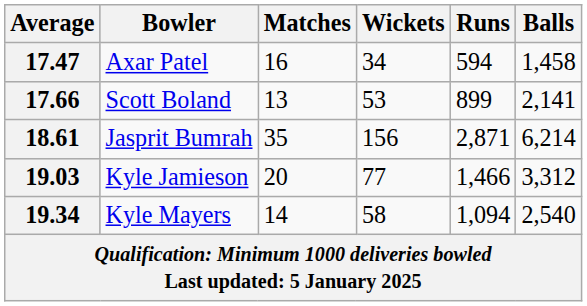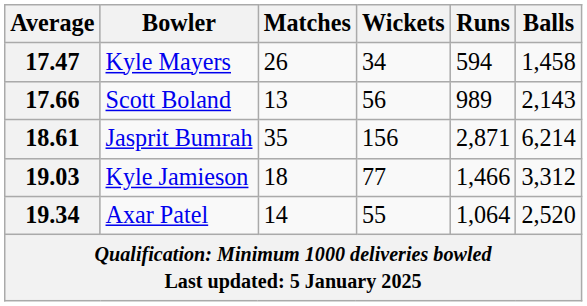(157, 61) Axar Patel -> (168, 61) Kyle Mayers
(276, 61) 16 -> (276, 61) 26
(374, 100) 53 -> (374, 100) 56
(474, 100) 899 -> (474, 100) 989
(549, 100) 2,141 -> (549, 100) 2,143
(276, 176) 20 -> (276, 176) 18
(168, 215) Kyle Mayers -> (157, 215) Axar Patel
(374, 215) 58 -> (374, 215) 55
(483, 215) 1,094 -> (483, 215) 1,064
(549, 215) 2,540 -> (549, 215) 2,520
